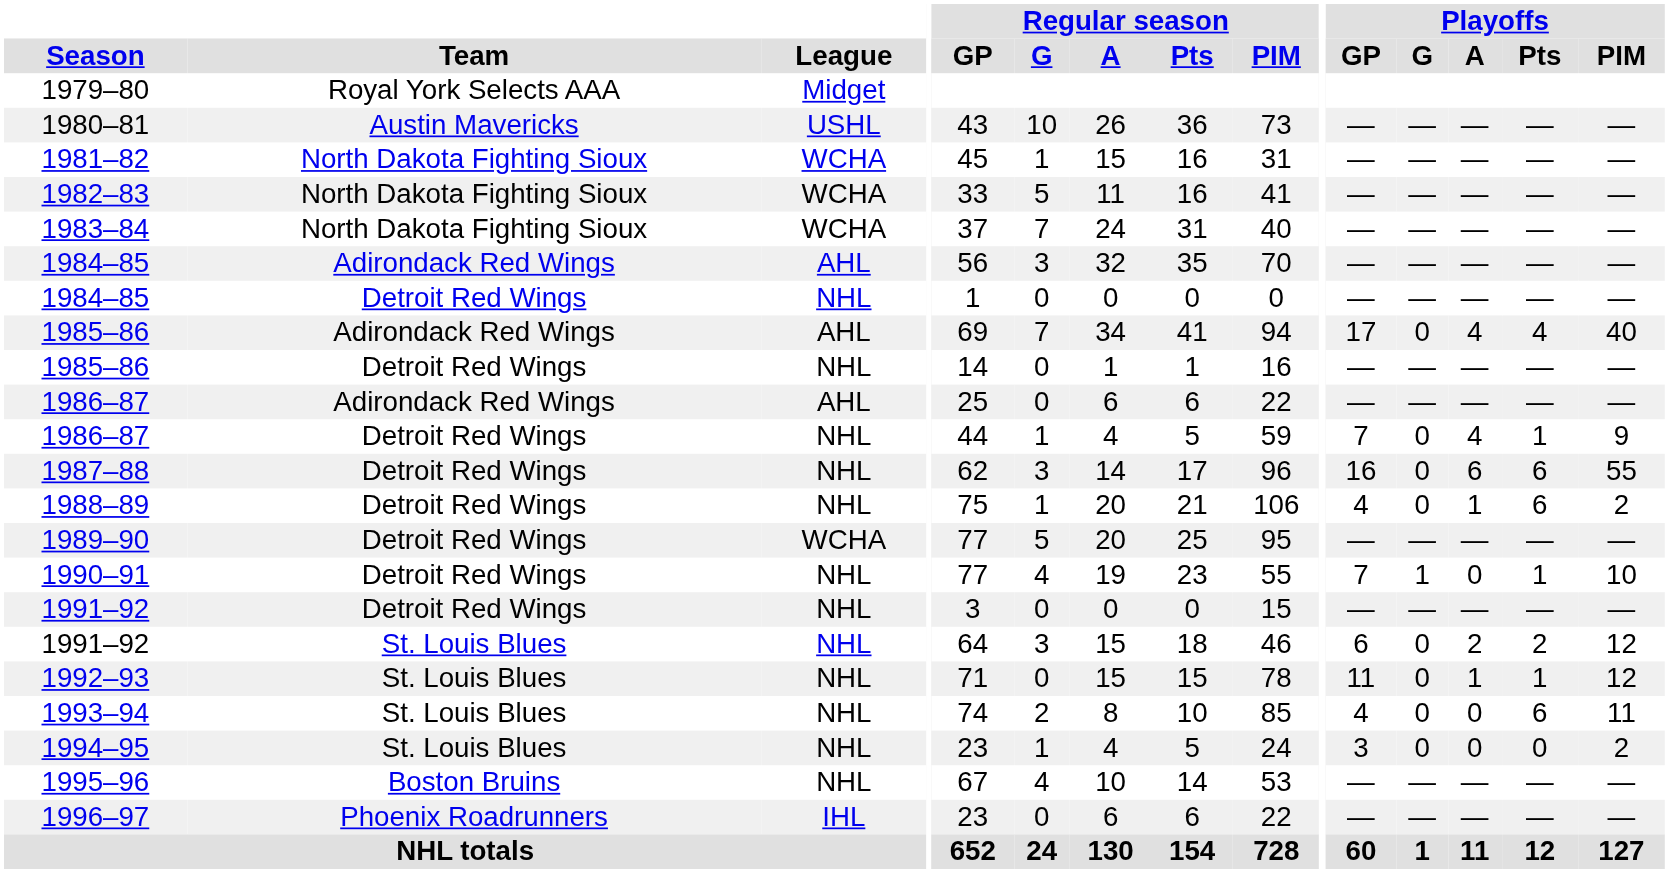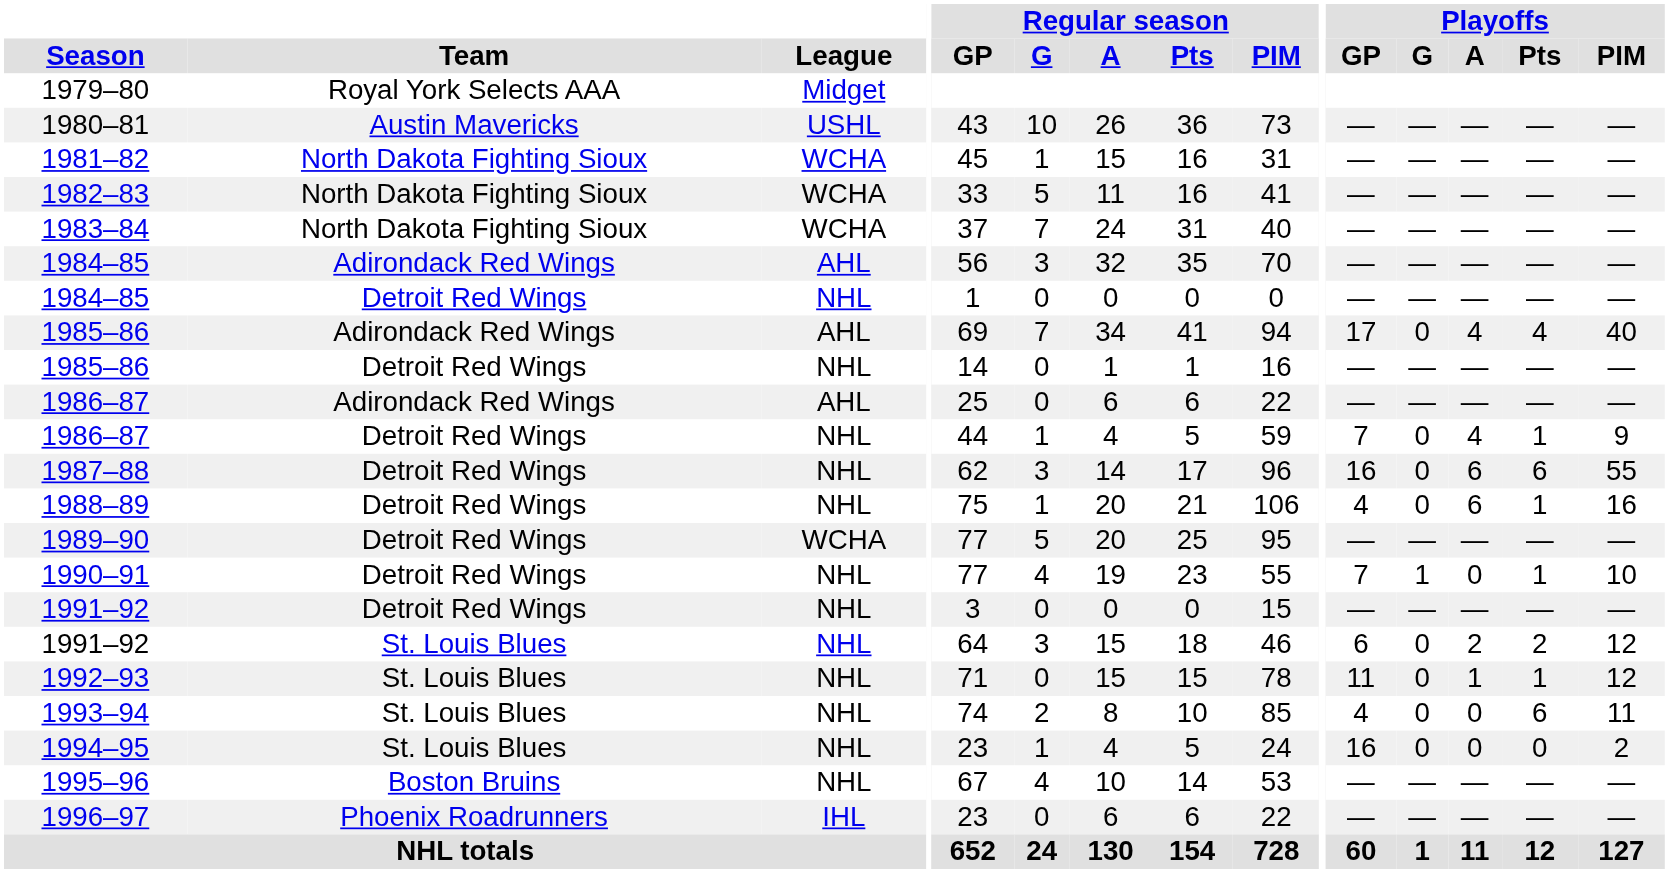(1475, 505) 1 -> (1475, 505) 6
(1540, 505) 6 -> (1540, 505) 1
(1621, 505) 2 -> (1621, 505) 16
(1361, 747) 3 -> (1361, 747) 16
